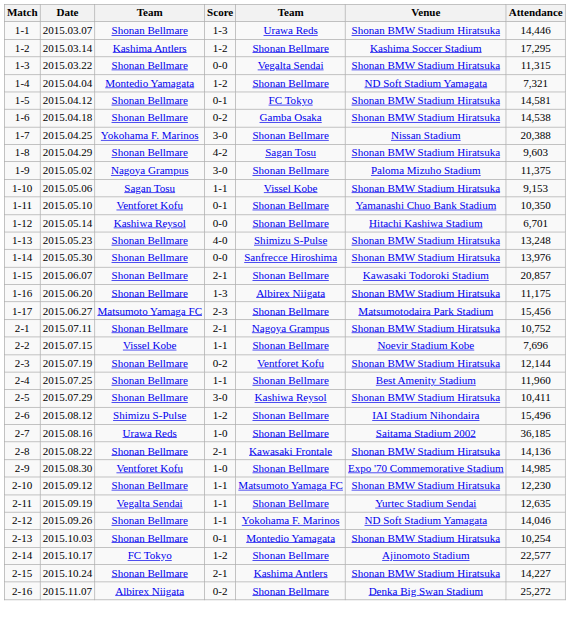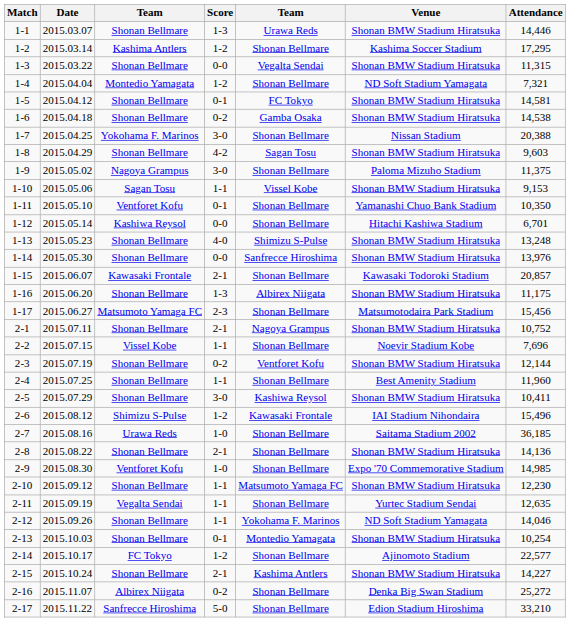(150, 275) Shonan Bellmare -> (150, 275) Kawasaki Frontale
(291, 415) Shonan Bellmare -> (291, 415) Kawasaki Frontale
(291, 450) Kawasaki Frontale -> (291, 450) Shonan Bellmare
+ row: (22, 608)
